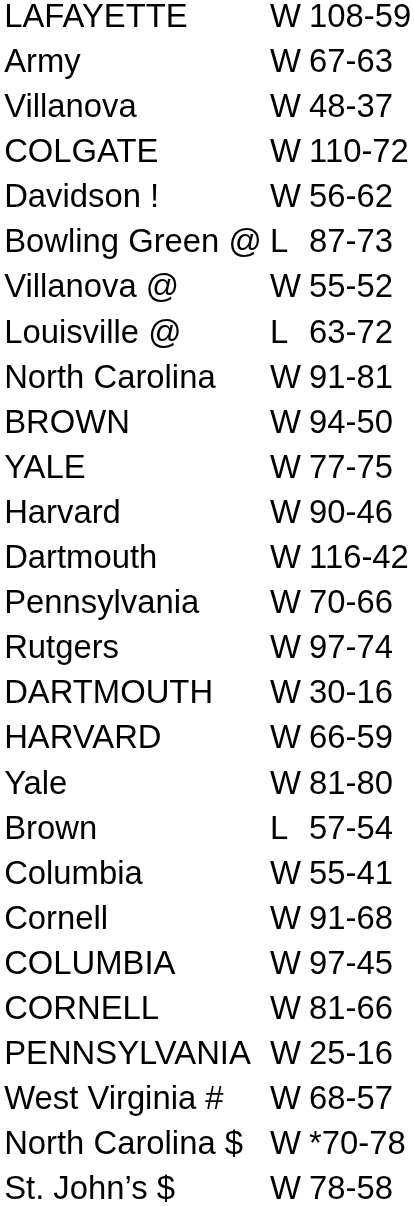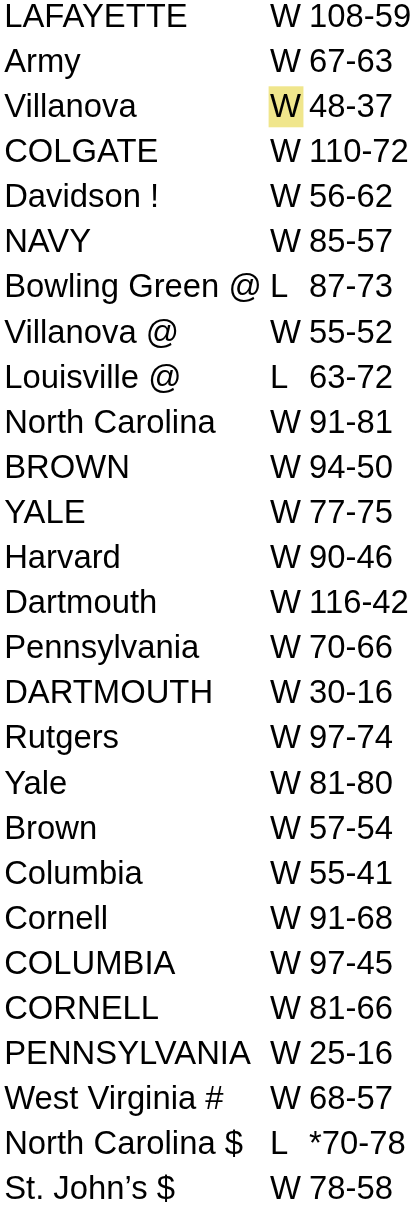(285, 106) no background -> (285, 106) khaki background
+ row: (48, 241)
rows swapped: (62, 647) <-> (109, 692)
- row: (83, 737)
(279, 827) L -> (285, 827) W
(285, 1143) W -> (279, 1143) L
